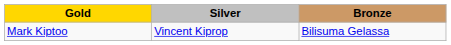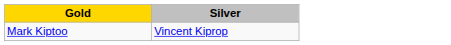- column: (372, 13)
